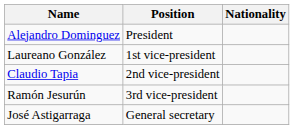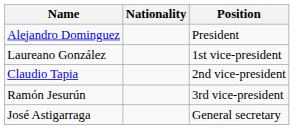columns swapped: (256, 14) <-> (173, 14)
